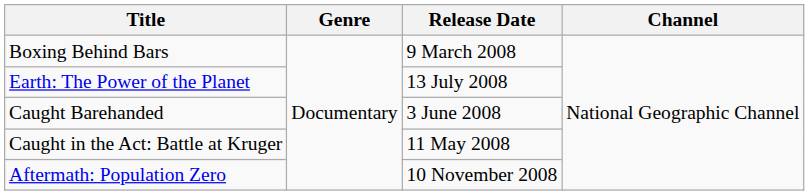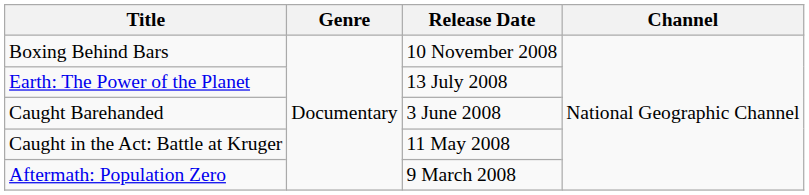(461, 50) 9 March 2008 -> (482, 50) 10 November 2008
(482, 174) 10 November 2008 -> (461, 174) 9 March 2008
